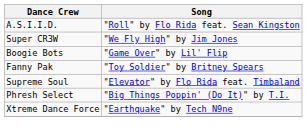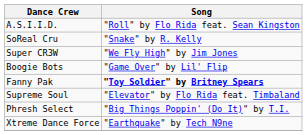+ row: (32, 39)
(184, 67) normal -> (184, 81) bold
